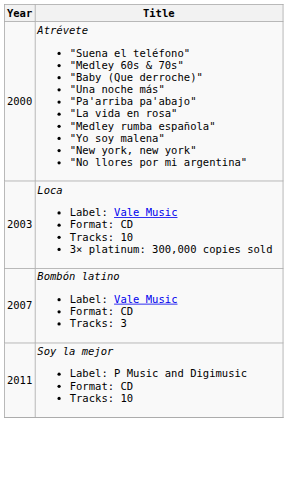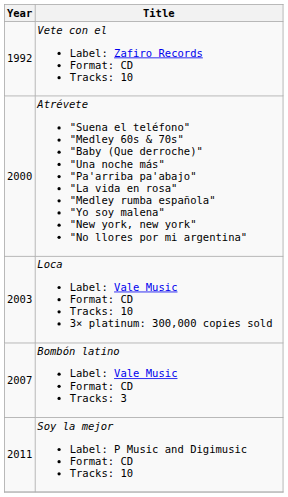+ row: (159, 54)
